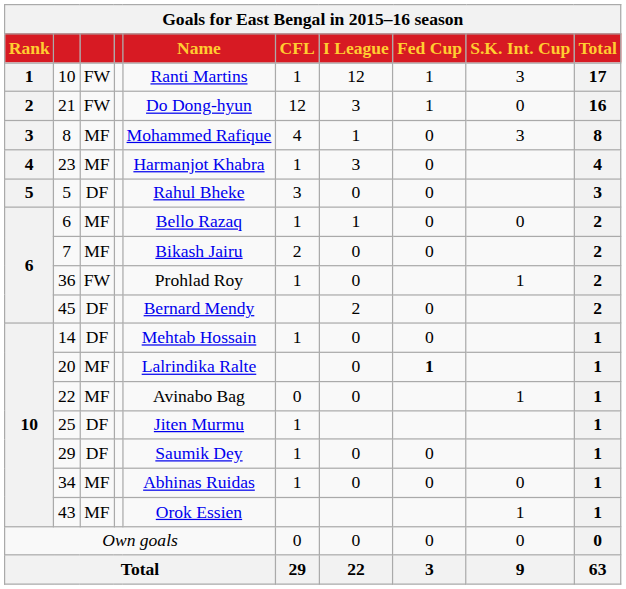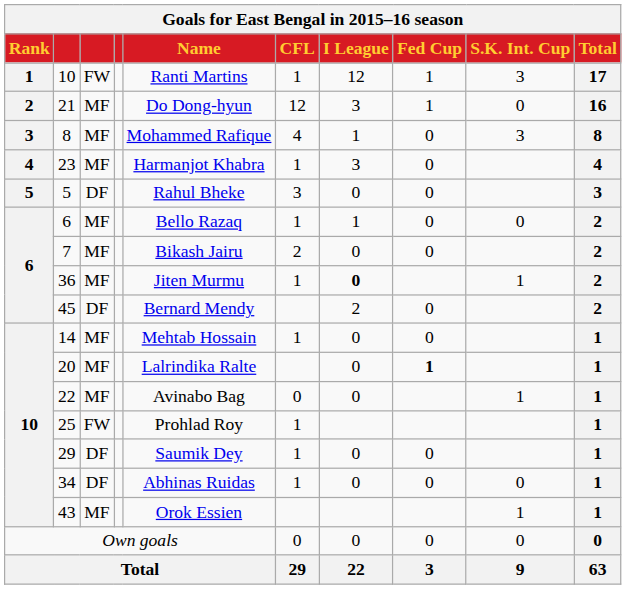(97, 106) FW -> (97, 106) MF
(97, 280) FW -> (97, 280) MF
(199, 280) Prohlad Roy -> (199, 280) Jiten Murmu
(356, 280) normal -> (356, 280) bold
(97, 338) DF -> (97, 338) MF
(97, 425) DF -> (97, 425) FW
(199, 425) Jiten Murmu -> (199, 425) Prohlad Roy
(97, 482) MF -> (97, 482) DF
